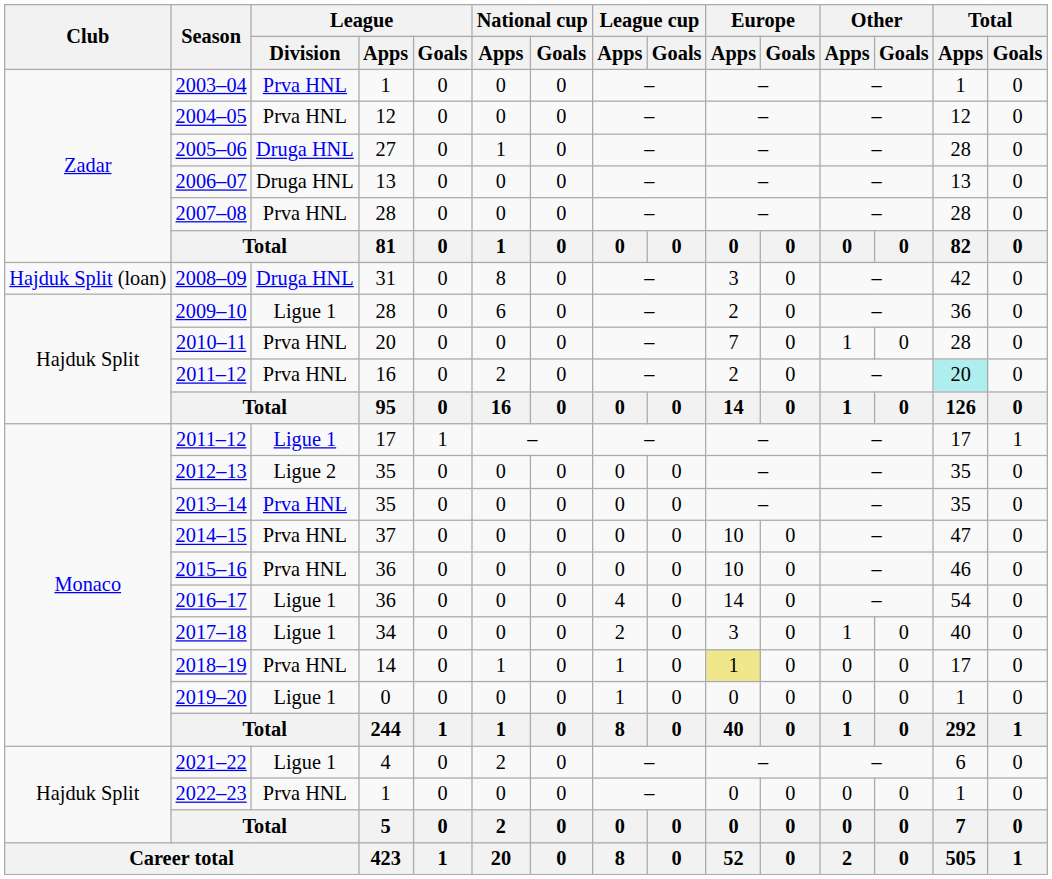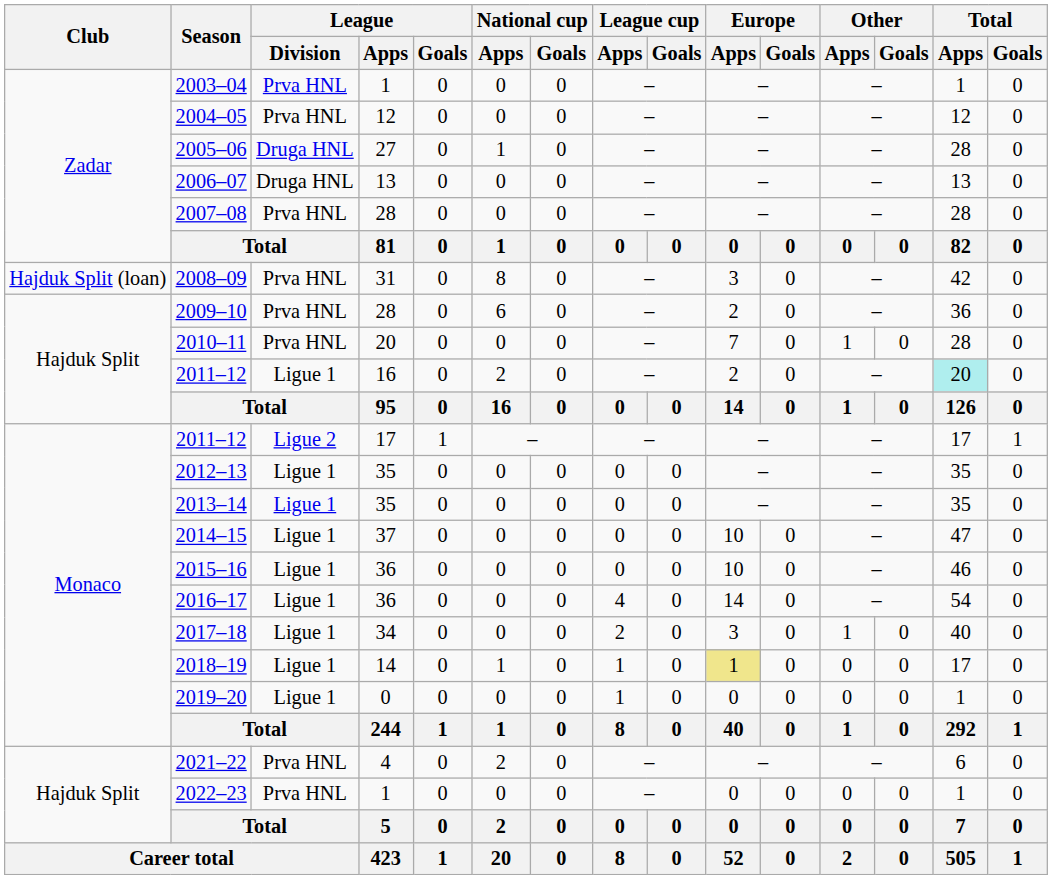(305, 278) Druga HNL -> (305, 278) Prva HNL
(305, 310) Ligue 1 -> (305, 310) Prva HNL
(305, 375) Prva HNL -> (305, 375) Ligue 1
(305, 439) Ligue 1 -> (305, 439) Ligue 2
(305, 471) Ligue 2 -> (305, 471) Ligue 1
(305, 504) Prva HNL -> (305, 504) Ligue 1
(305, 536) Prva HNL -> (305, 536) Ligue 1
(305, 568) Prva HNL -> (305, 568) Ligue 1
(305, 665) Prva HNL -> (305, 665) Ligue 1
(305, 761) Ligue 1 -> (305, 761) Prva HNL
